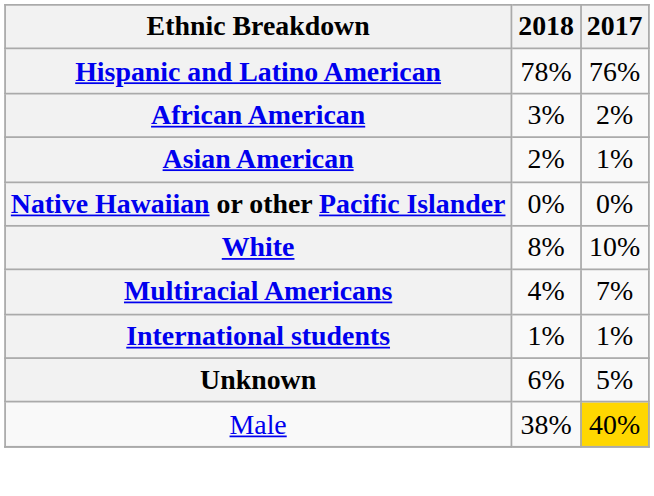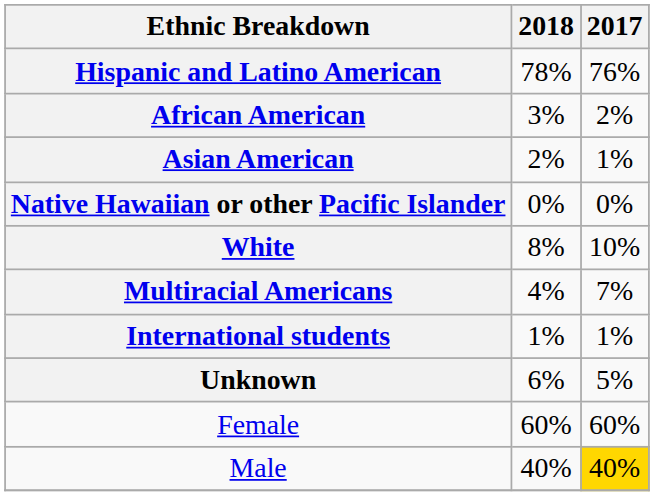+ row: (258, 423)
(546, 423) 38% -> (546, 468) 40%
